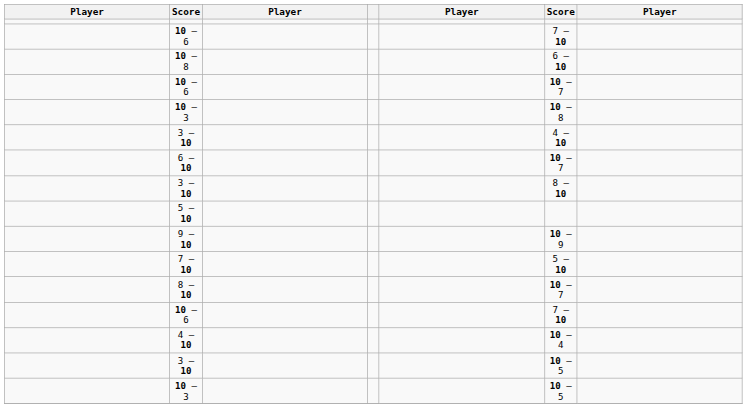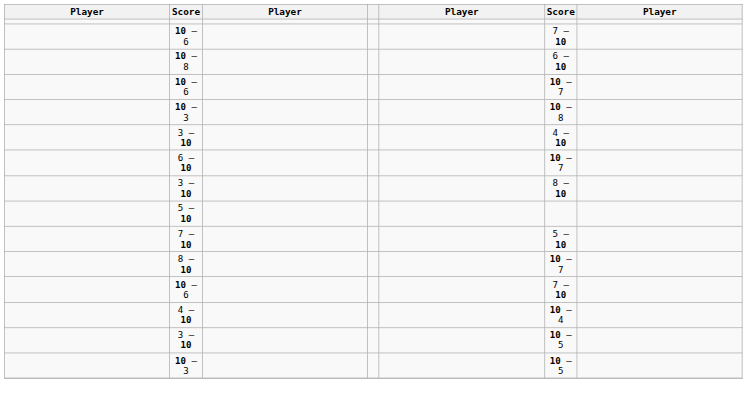- row: (87, 239)
